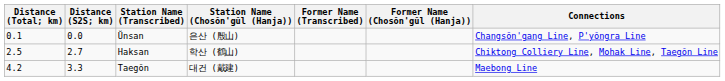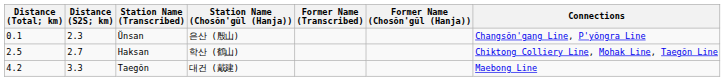(75, 36) 0.0 -> (75, 36) 2.3
